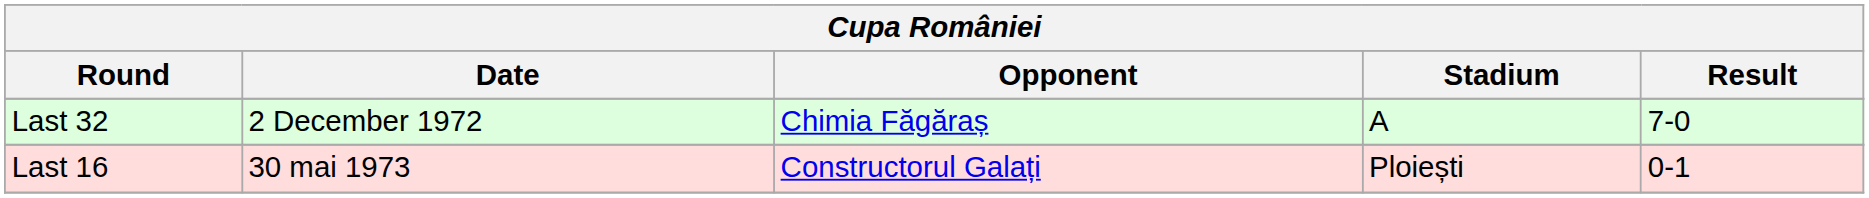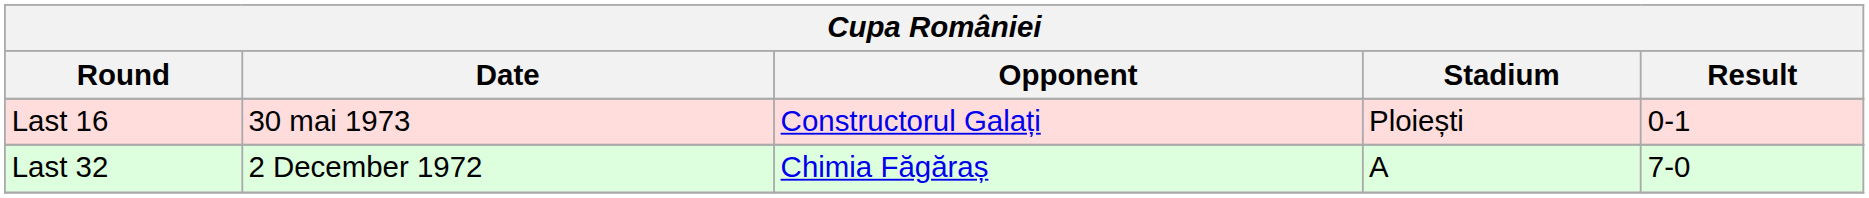rows swapped: (60, 121) <-> (60, 167)
